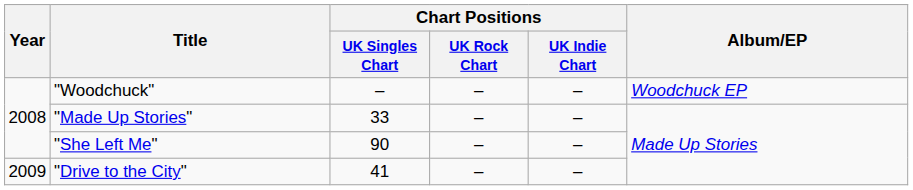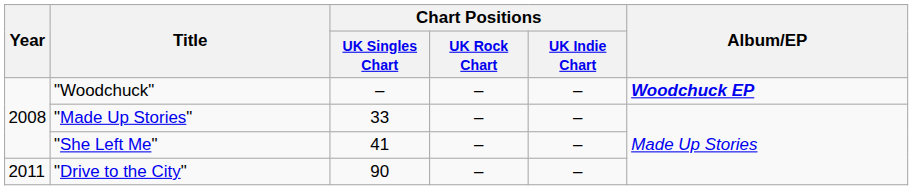(689, 90) normal -> (693, 90) bold
(380, 144) 90 -> (380, 144) 41
(27, 171) 2009 -> (27, 171) 2011
(380, 171) 41 -> (380, 171) 90
